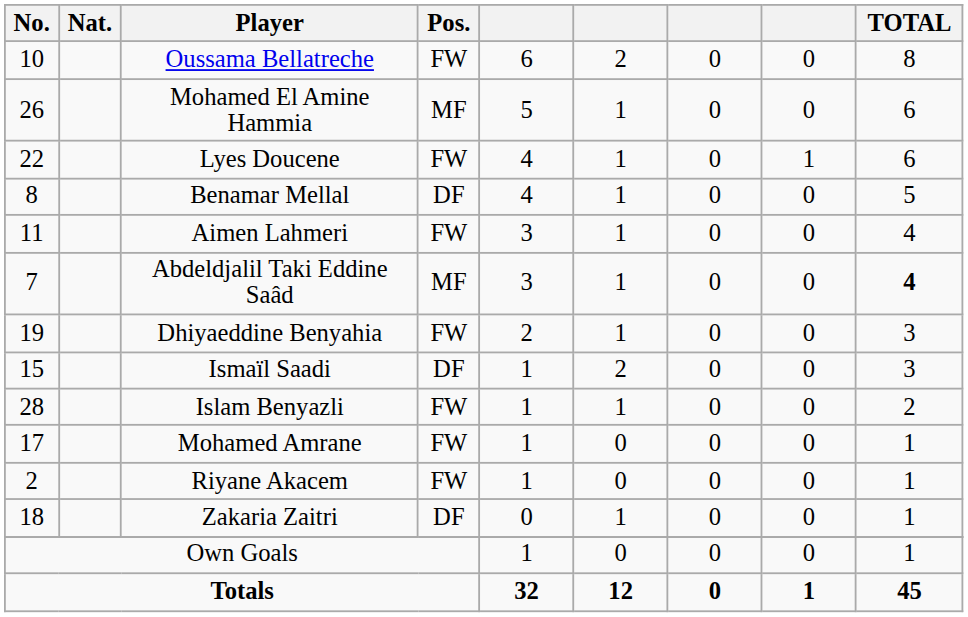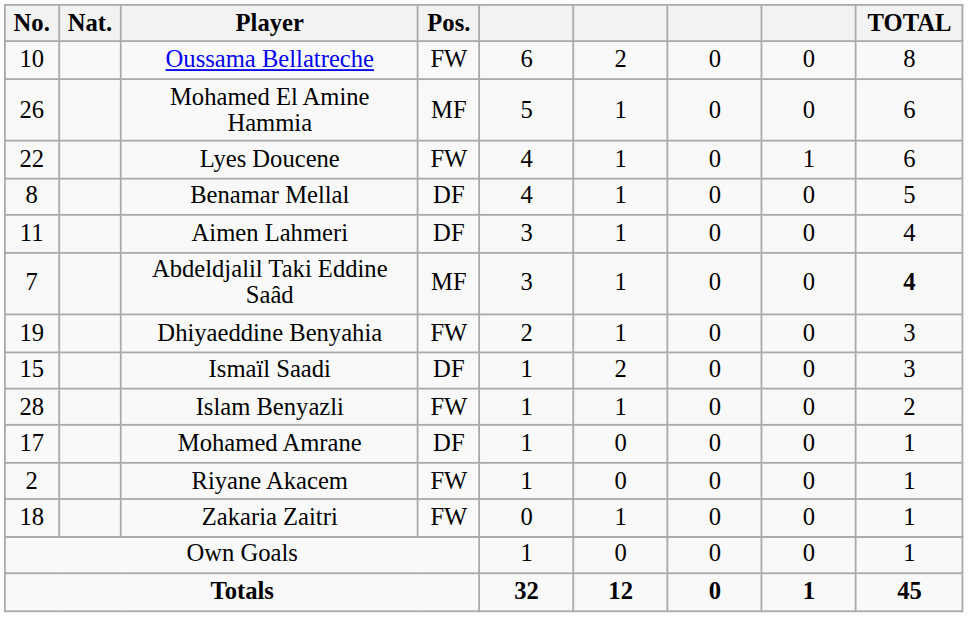(449, 232) FW -> (449, 232) DF
(449, 443) FW -> (449, 443) DF
(449, 517) DF -> (449, 517) FW
